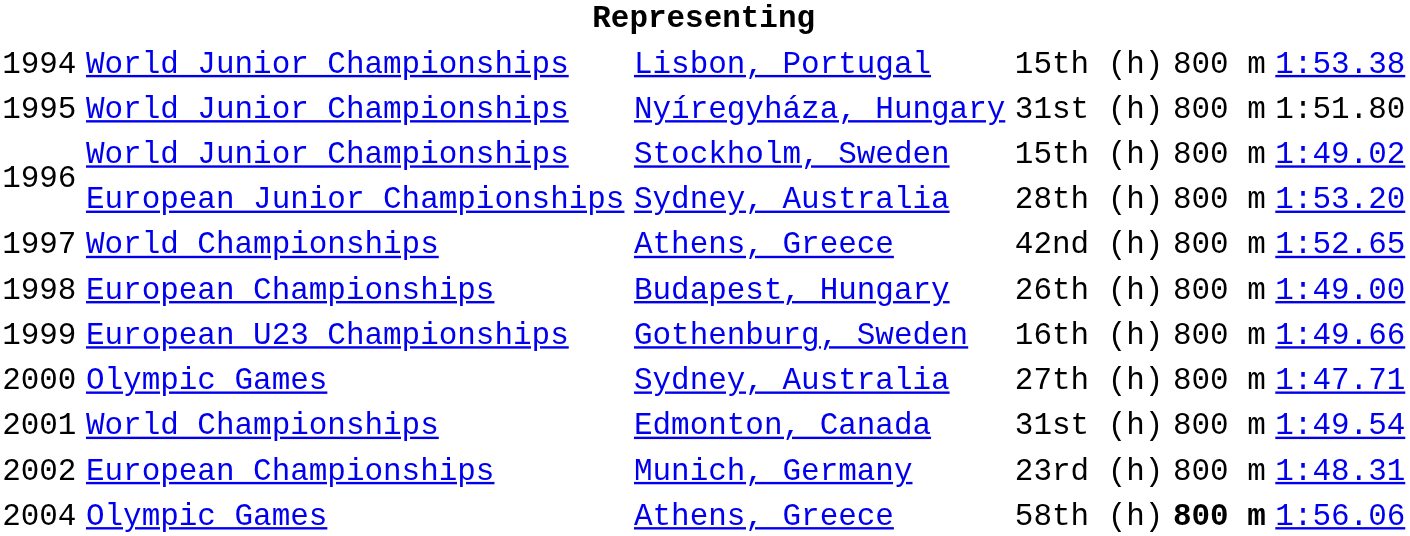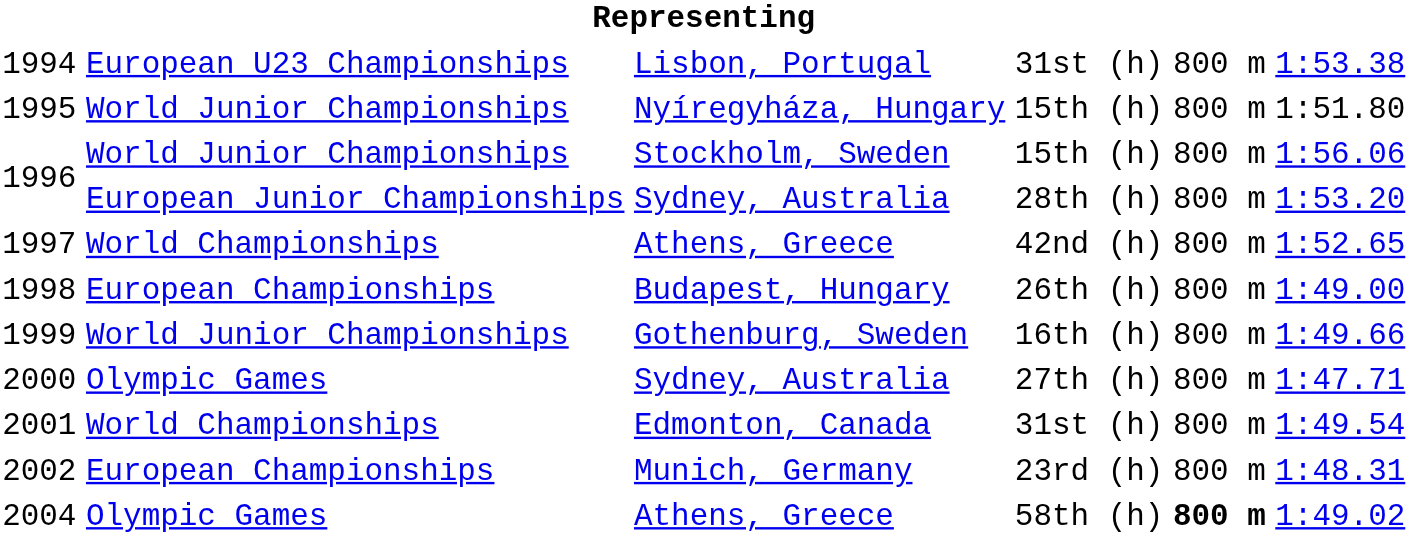(327, 64) World Junior Championships -> (327, 64) European U23 Championships
(1089, 64) 15th (h) -> (1089, 64) 31st (h)
(1089, 109) 31st (h) -> (1089, 109) 15th (h)
(1340, 155) 1:49.02 -> (1340, 155) 1:56.06
(327, 336) European U23 Championships -> (327, 336) World Junior Championships
(1340, 516) 1:56.06 -> (1340, 516) 1:49.02
